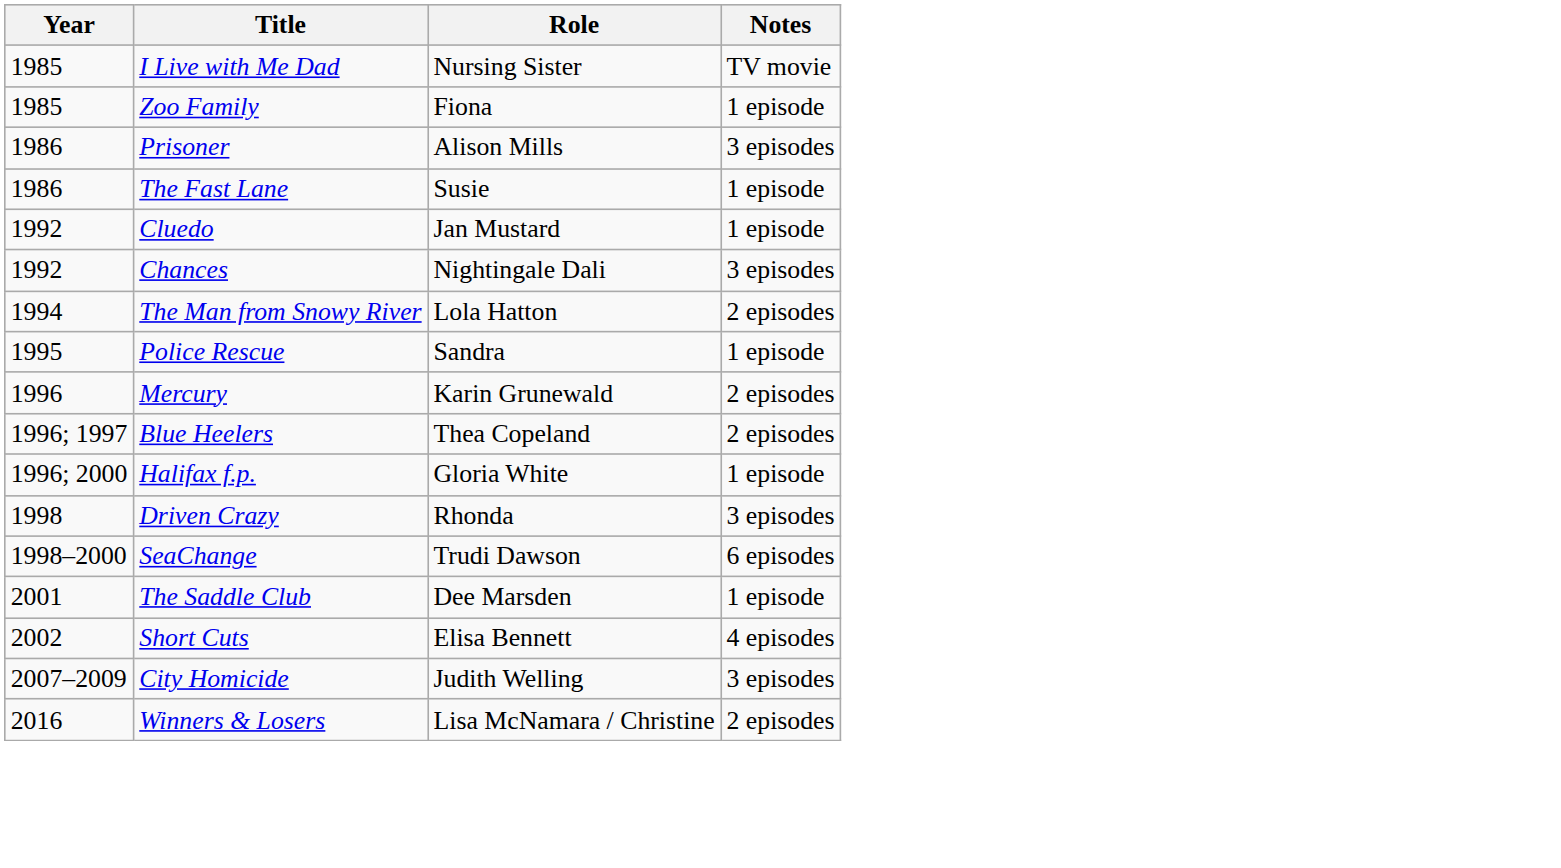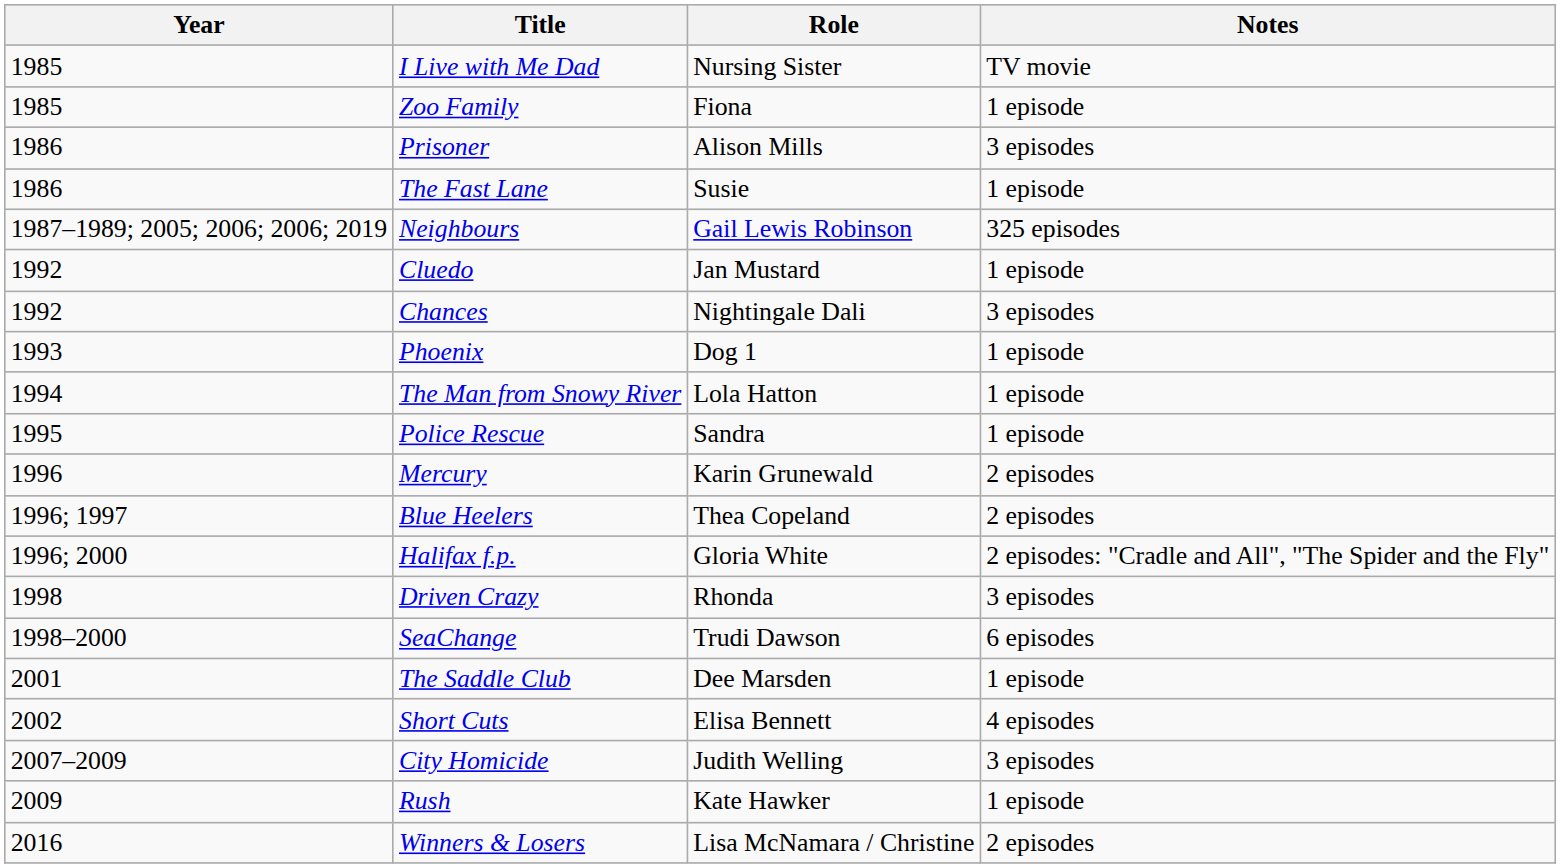+ row: (459, 229)
+ row: (441, 351)
(781, 310) 2 episodes -> (1035, 392) 1 episode
(776, 474) 1 episode -> (1268, 556) 2 episodes: "Cradle and All", "The Spider and the Fly"
+ row: (425, 801)
